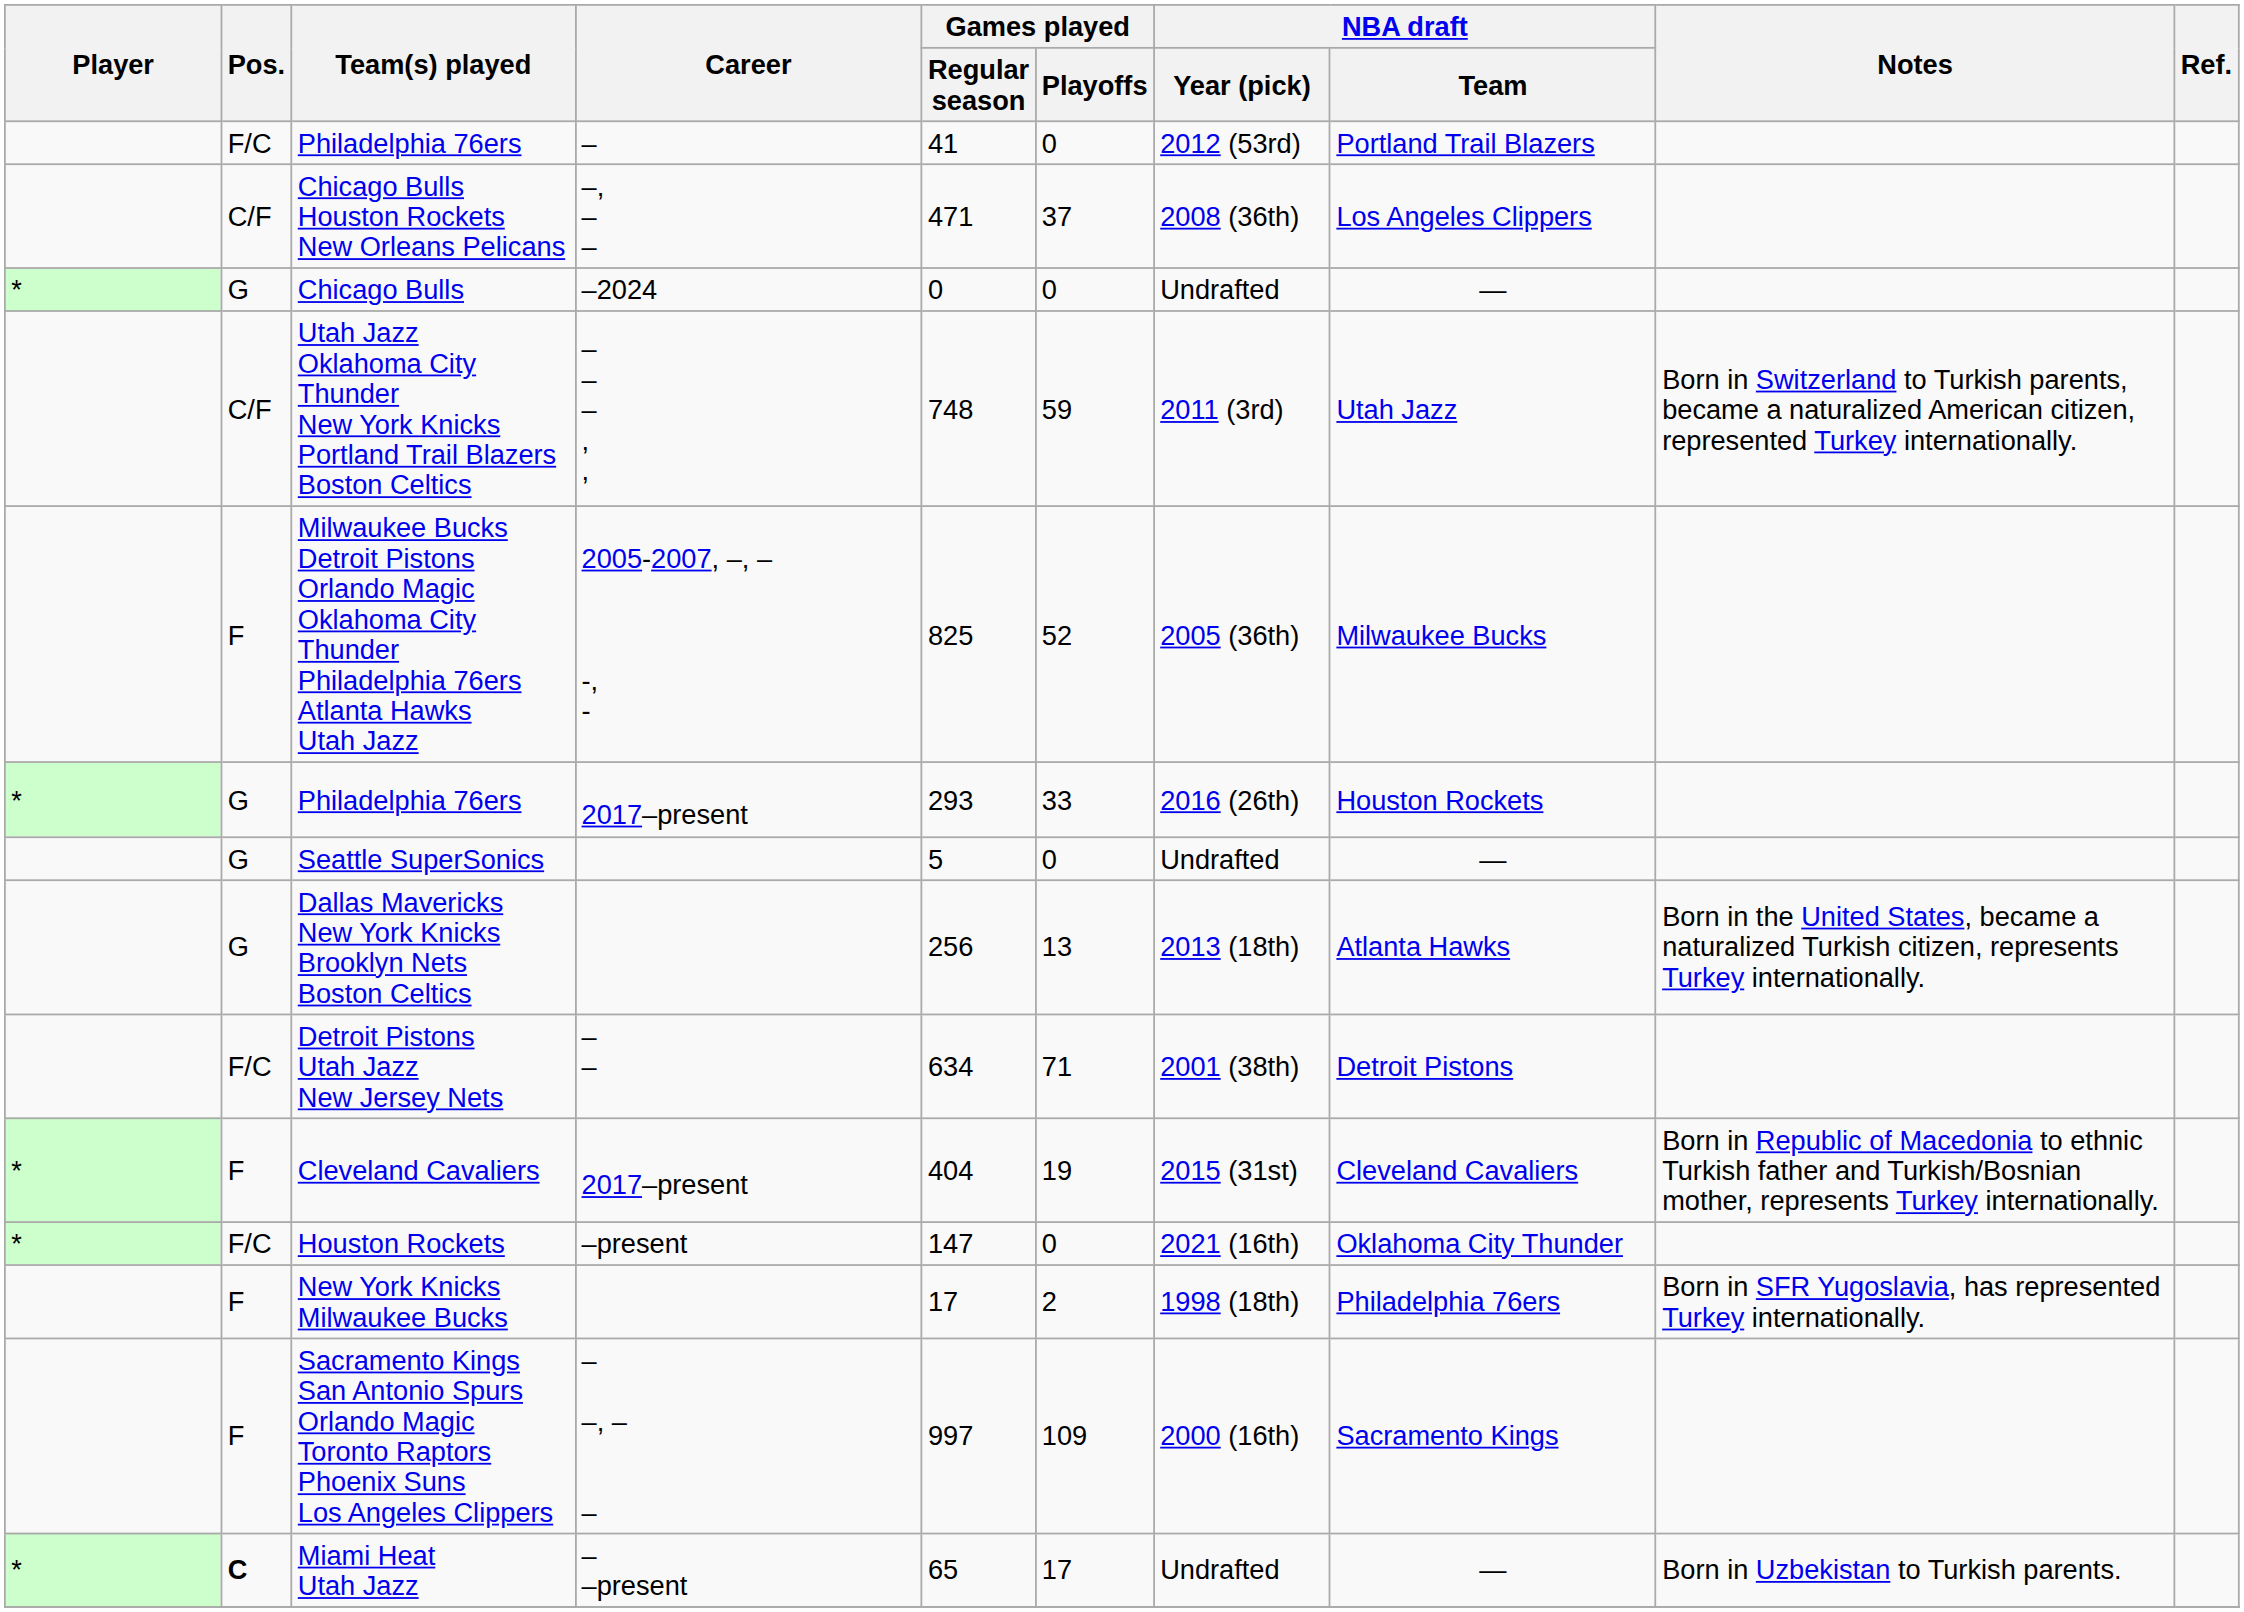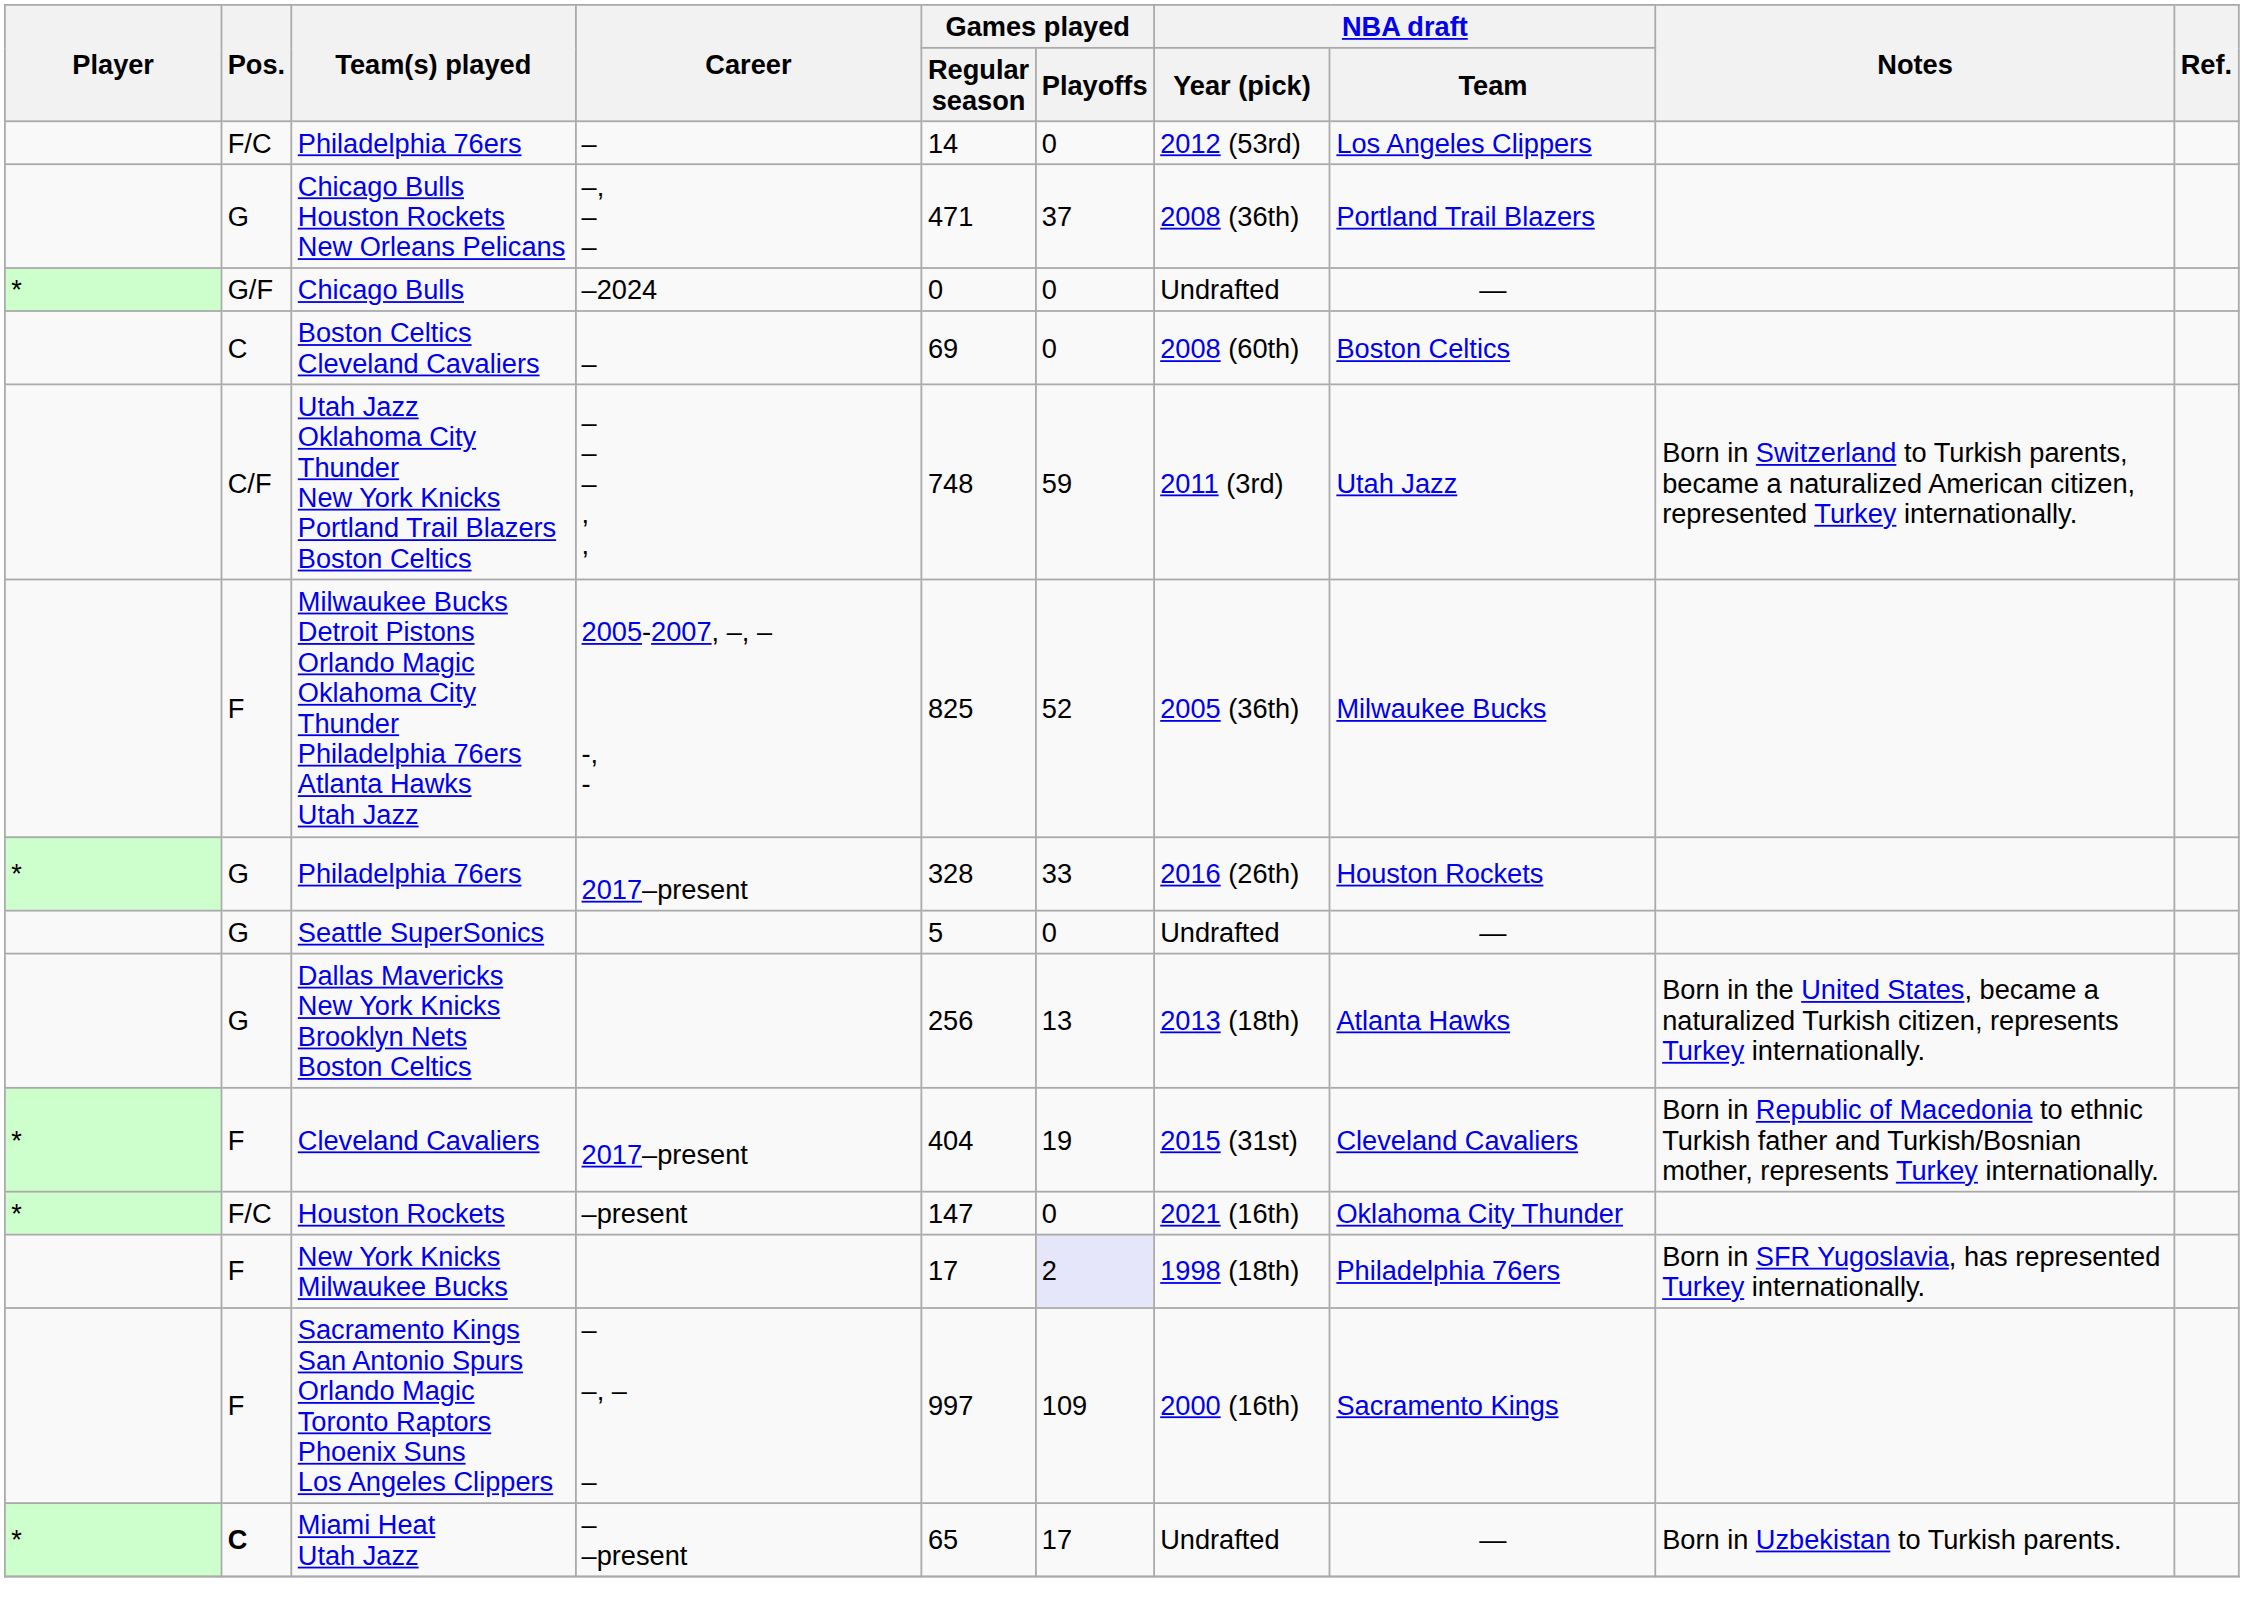(943, 143) 41 -> (943, 143) 14
(1466, 143) Portland Trail Blazers -> (1464, 143) Los Angeles Clippers
(250, 217) C/F -> (238, 217) G
(1464, 217) Los Angeles Clippers -> (1466, 217) Portland Trail Blazers
(238, 290) G -> (250, 290) G/F
+ row: (419, 348)
(951, 800) 293 -> (951, 873) 328
- row: (401, 1066)
(1049, 1302) no background -> (1049, 1271) lavender background
